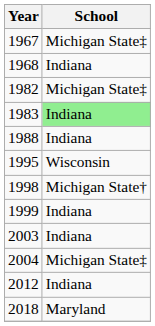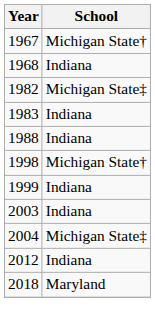(96, 41) Michigan State‡ -> (96, 41) Michigan State†
(69, 114) lightgreen background -> (69, 114) no background
- row: (23, 162)
